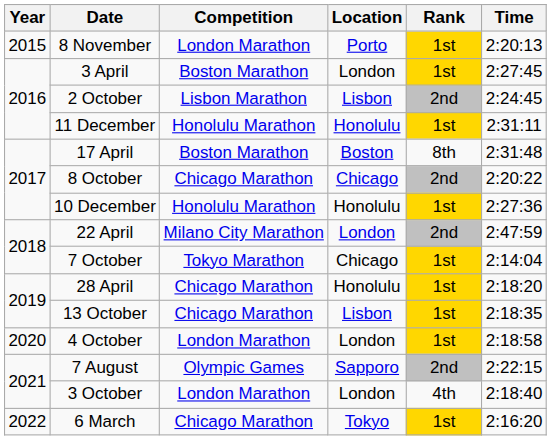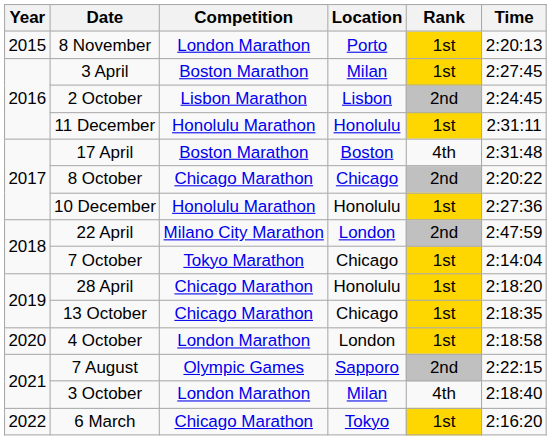(367, 71) London -> (367, 71) Milan
(444, 152) 8th -> (444, 152) 4th
(367, 313) Lisbon -> (367, 313) Chicago
(367, 394) London -> (367, 394) Milan
